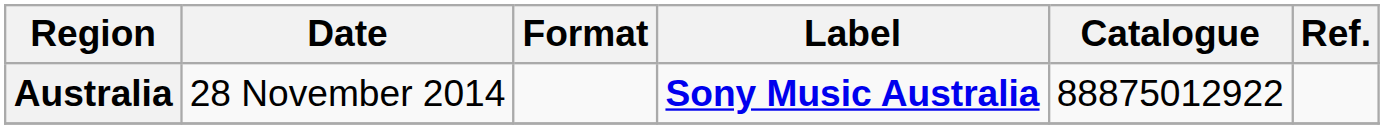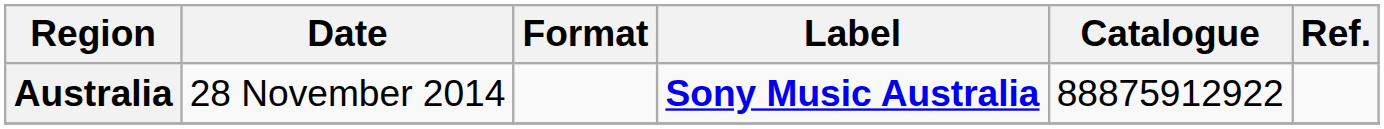(1170, 92) 88875012922 -> (1170, 92) 88875912922
